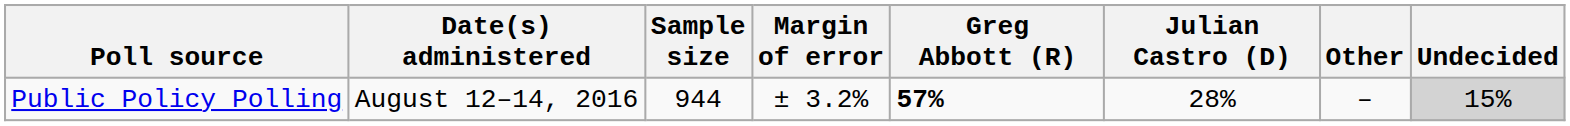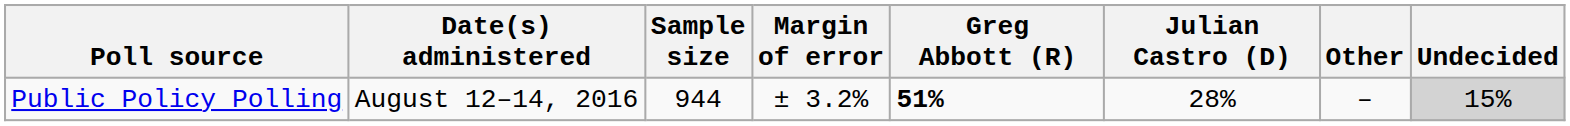(920, 100) 57% -> (920, 100) 51%
